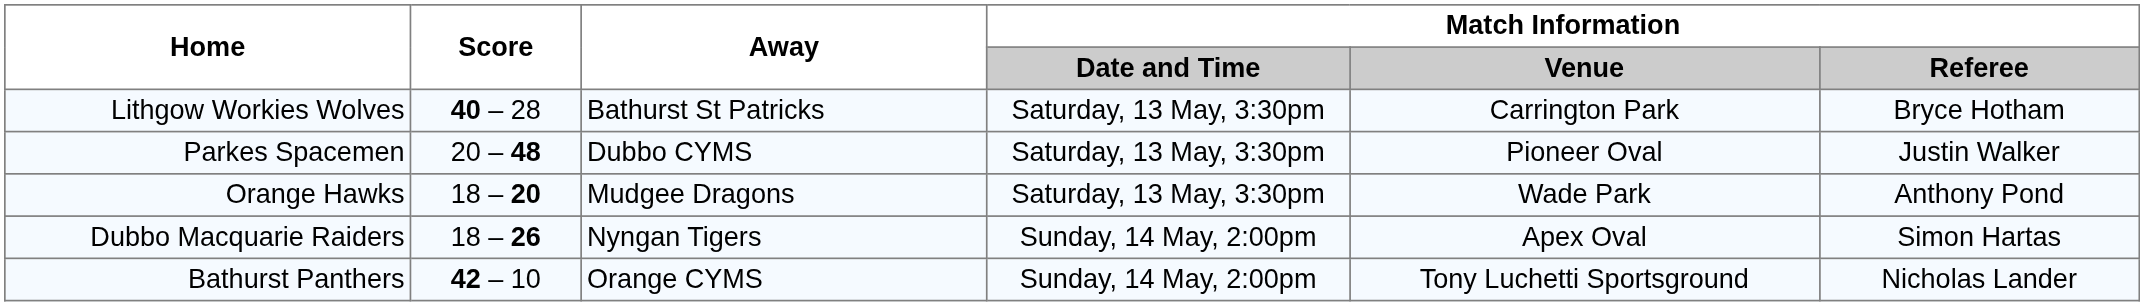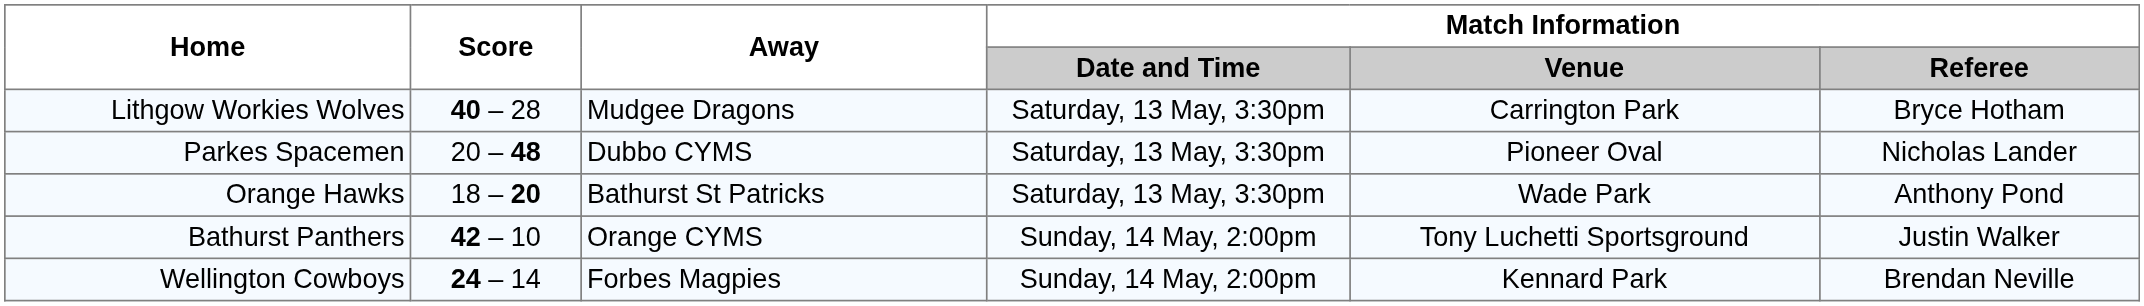(706, 110) Bathurst St Patricks -> (691, 110) Mudgee Dragons
(1979, 152) Justin Walker -> (1979, 152) Nicholas Lander
(691, 194) Mudgee Dragons -> (706, 194) Bathurst St Patricks
- row: (247, 236)
(1979, 279) Nicholas Lander -> (1979, 236) Justin Walker
+ row: (282, 279)
